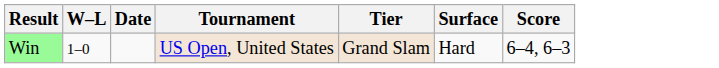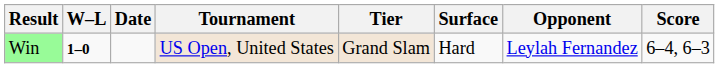+ column: (572, 18)
(78, 49) normal -> (78, 47) bold
